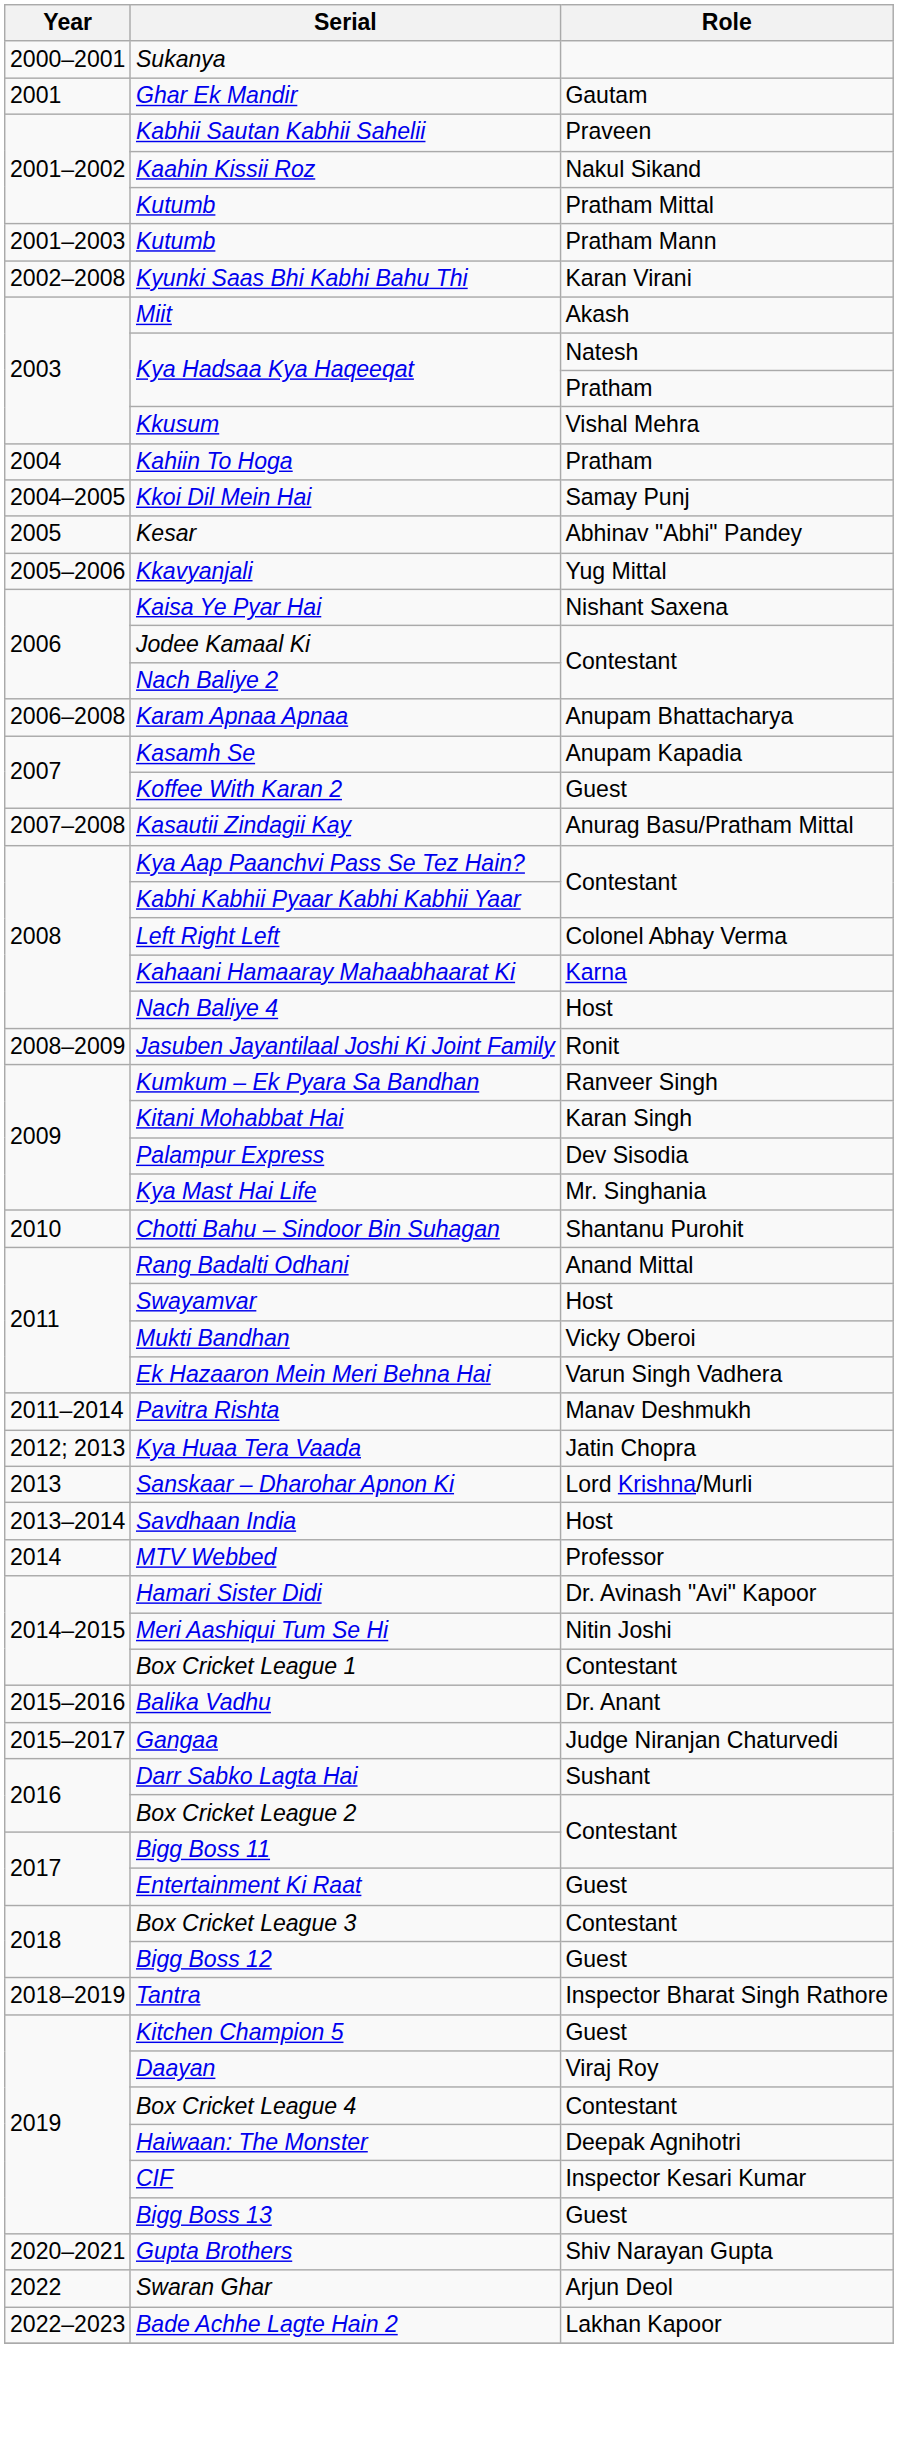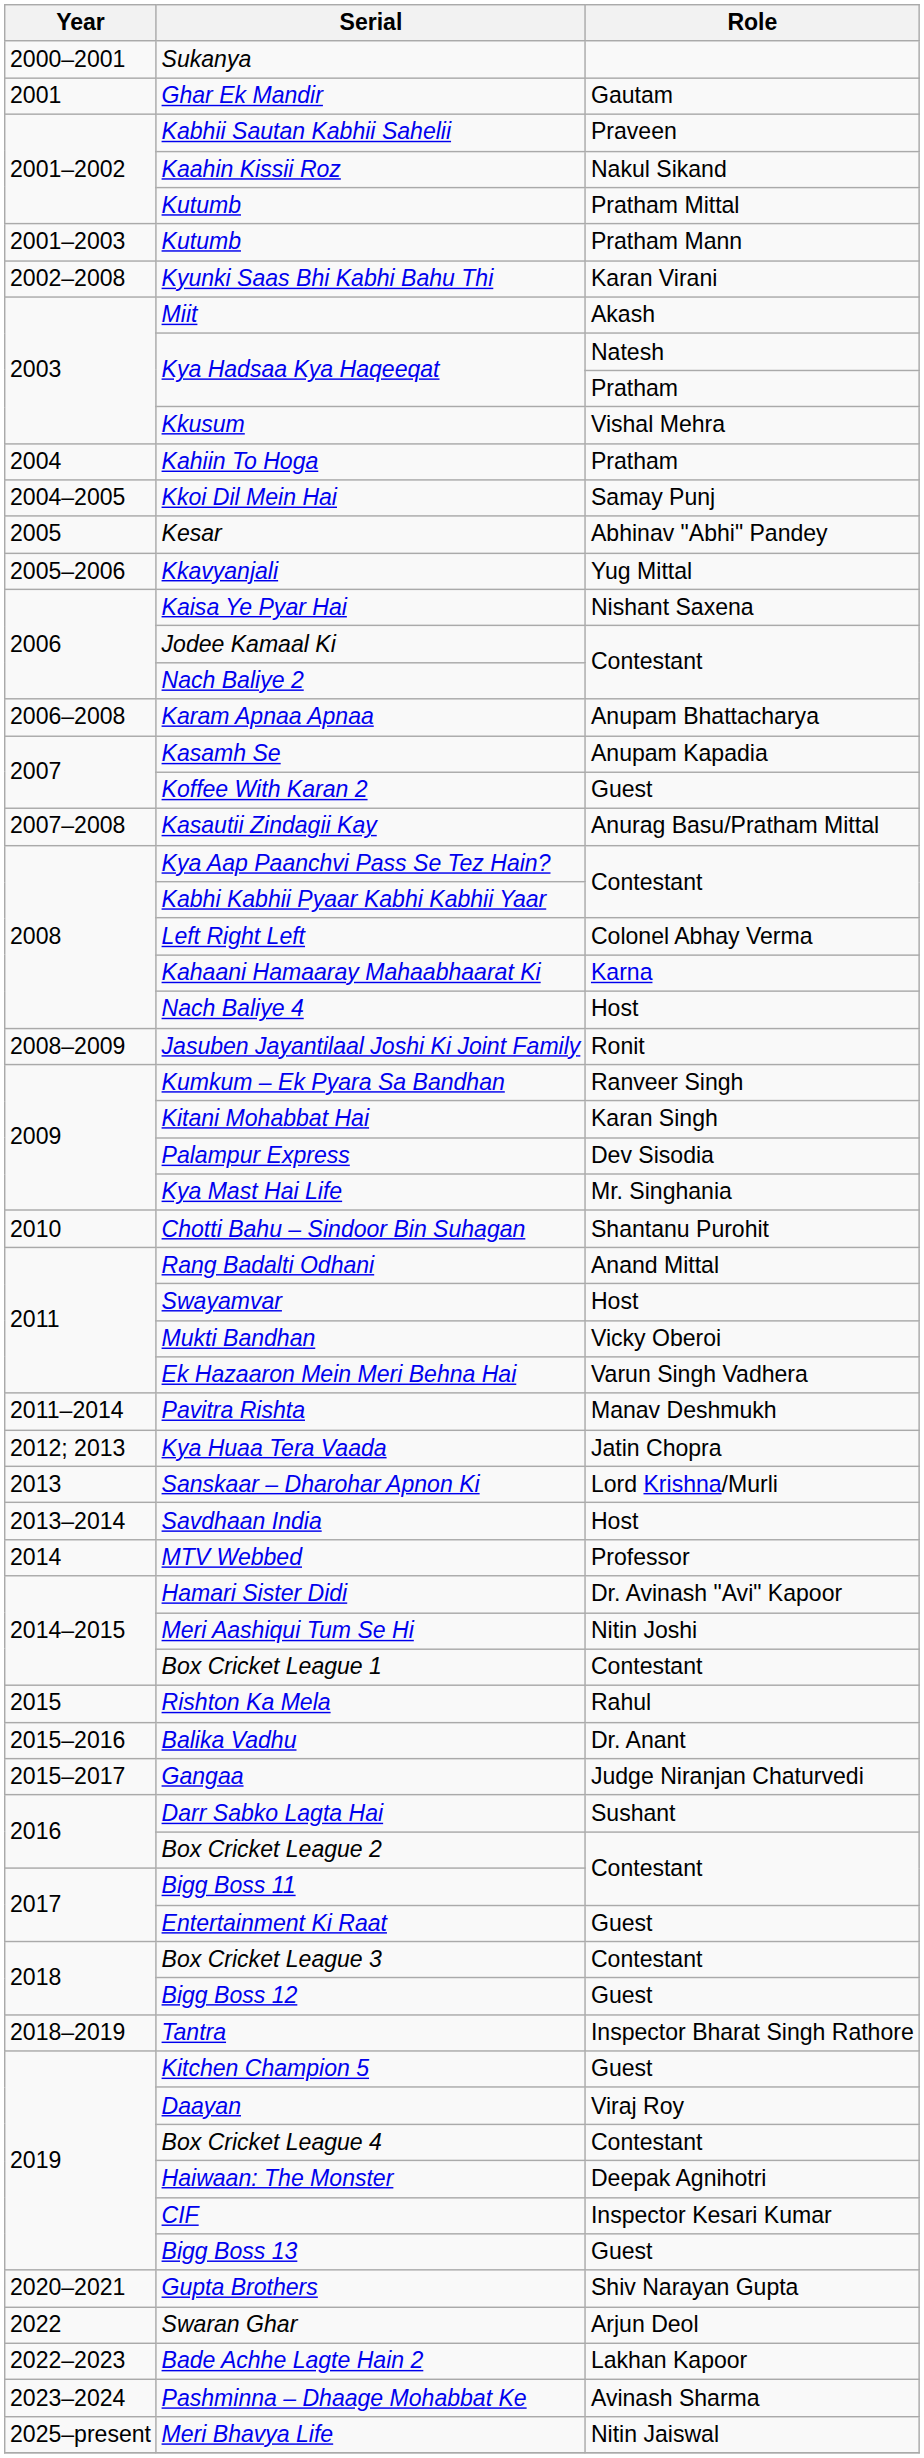+ row: (246, 1703)
+ row: (344, 2397)
+ row: (247, 2434)
